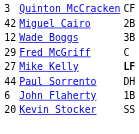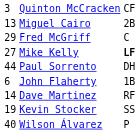(10, 23) 42 -> (10, 23) 13
- row: (49, 38)
+ row: (58, 96)
(10, 110) 20 -> (10, 110) 19
+ row: (61, 124)
